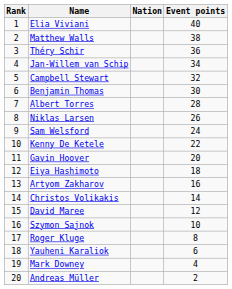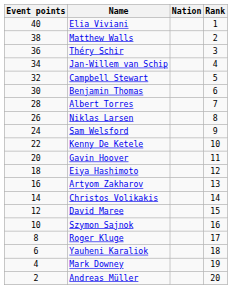columns swapped: (16, 11) <-> (195, 11)
